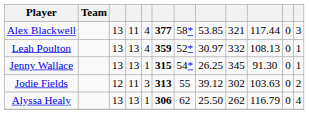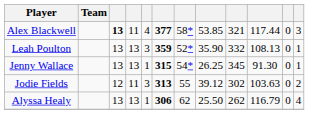(118, 30) normal -> (118, 30) bold
(147, 48) 4 -> (147, 48) 3
(211, 48) 30.97 -> (211, 48) 35.90
